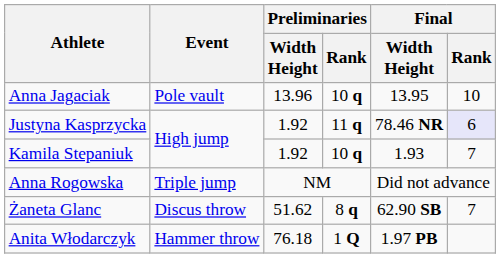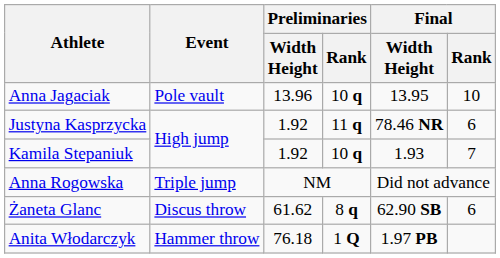(471, 125) lavender background -> (471, 125) no background
(293, 210) 51.62 -> (293, 210) 61.62
(471, 210) 7 -> (471, 210) 6
